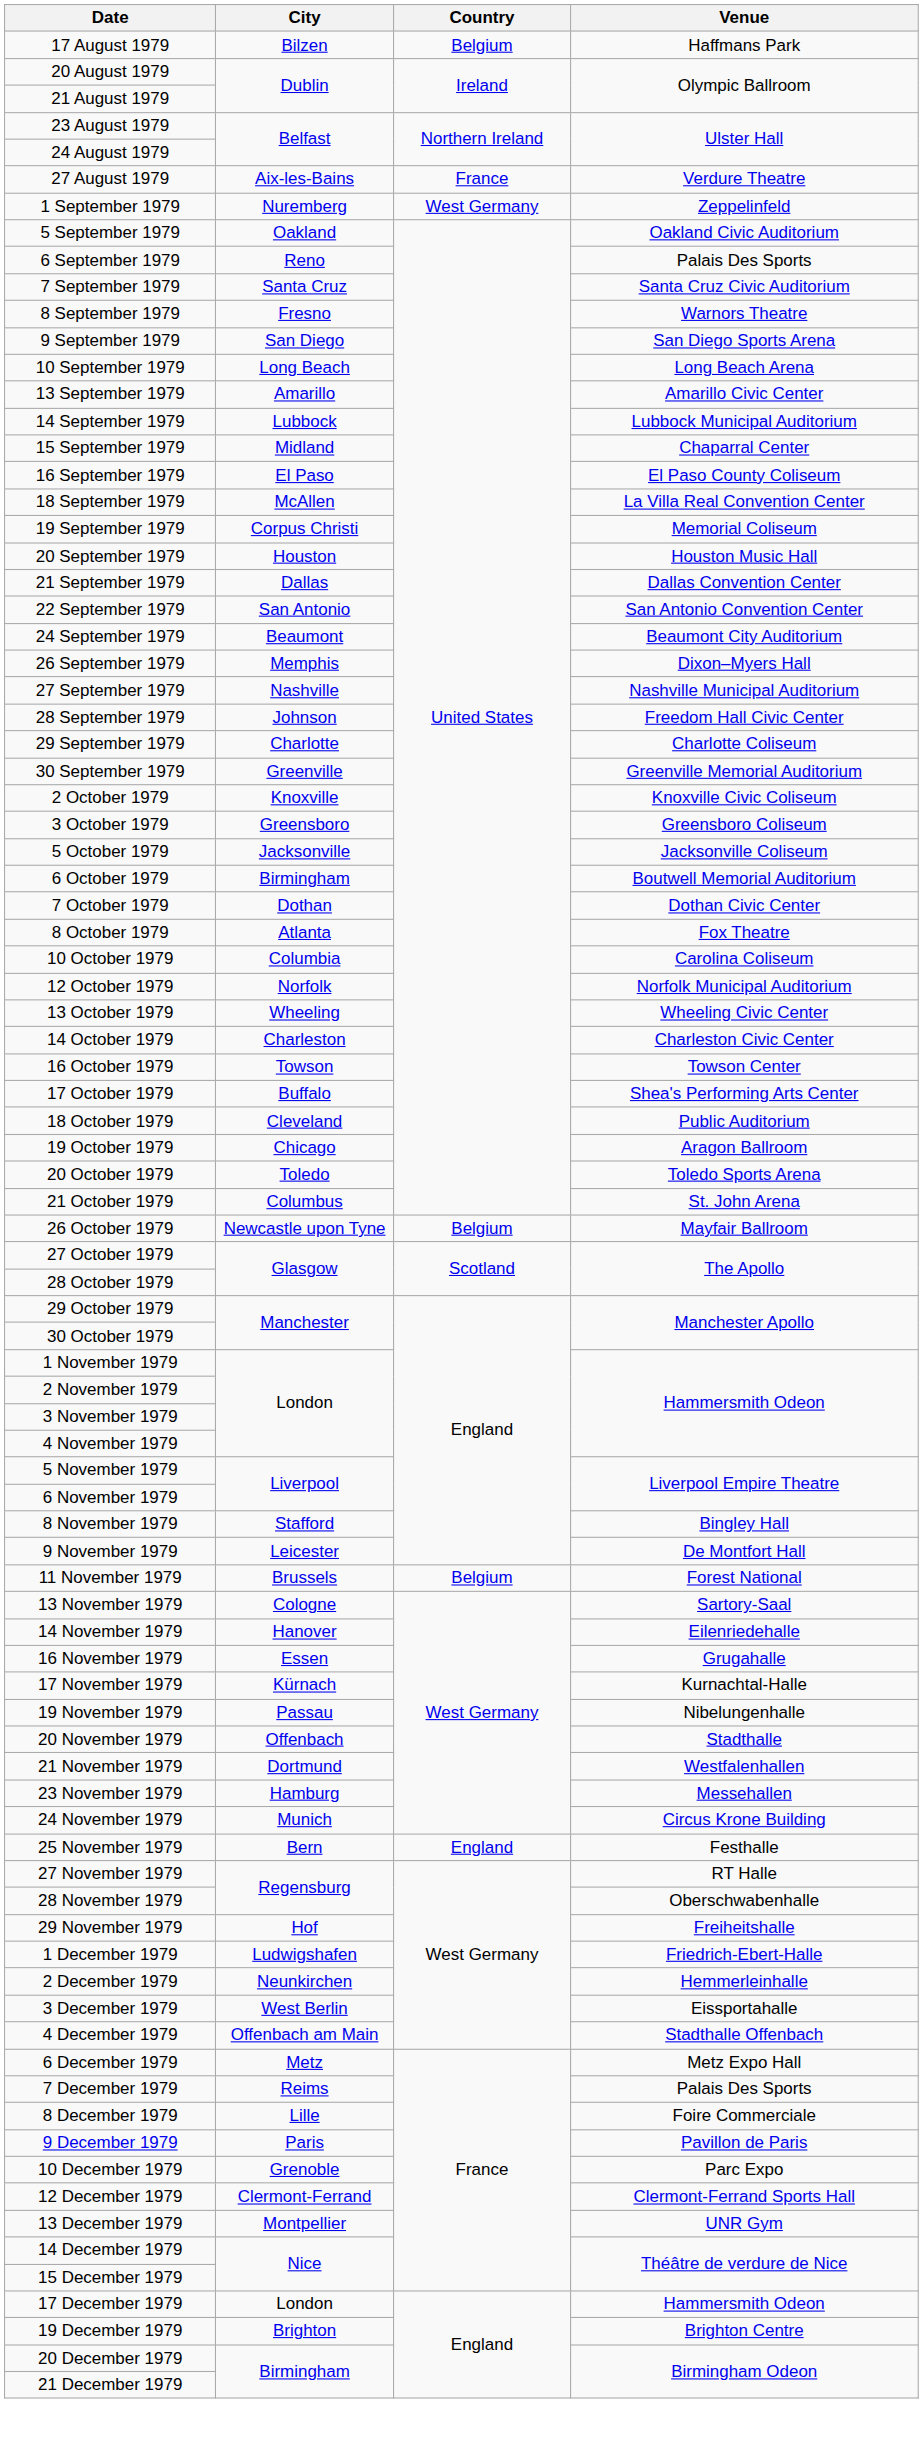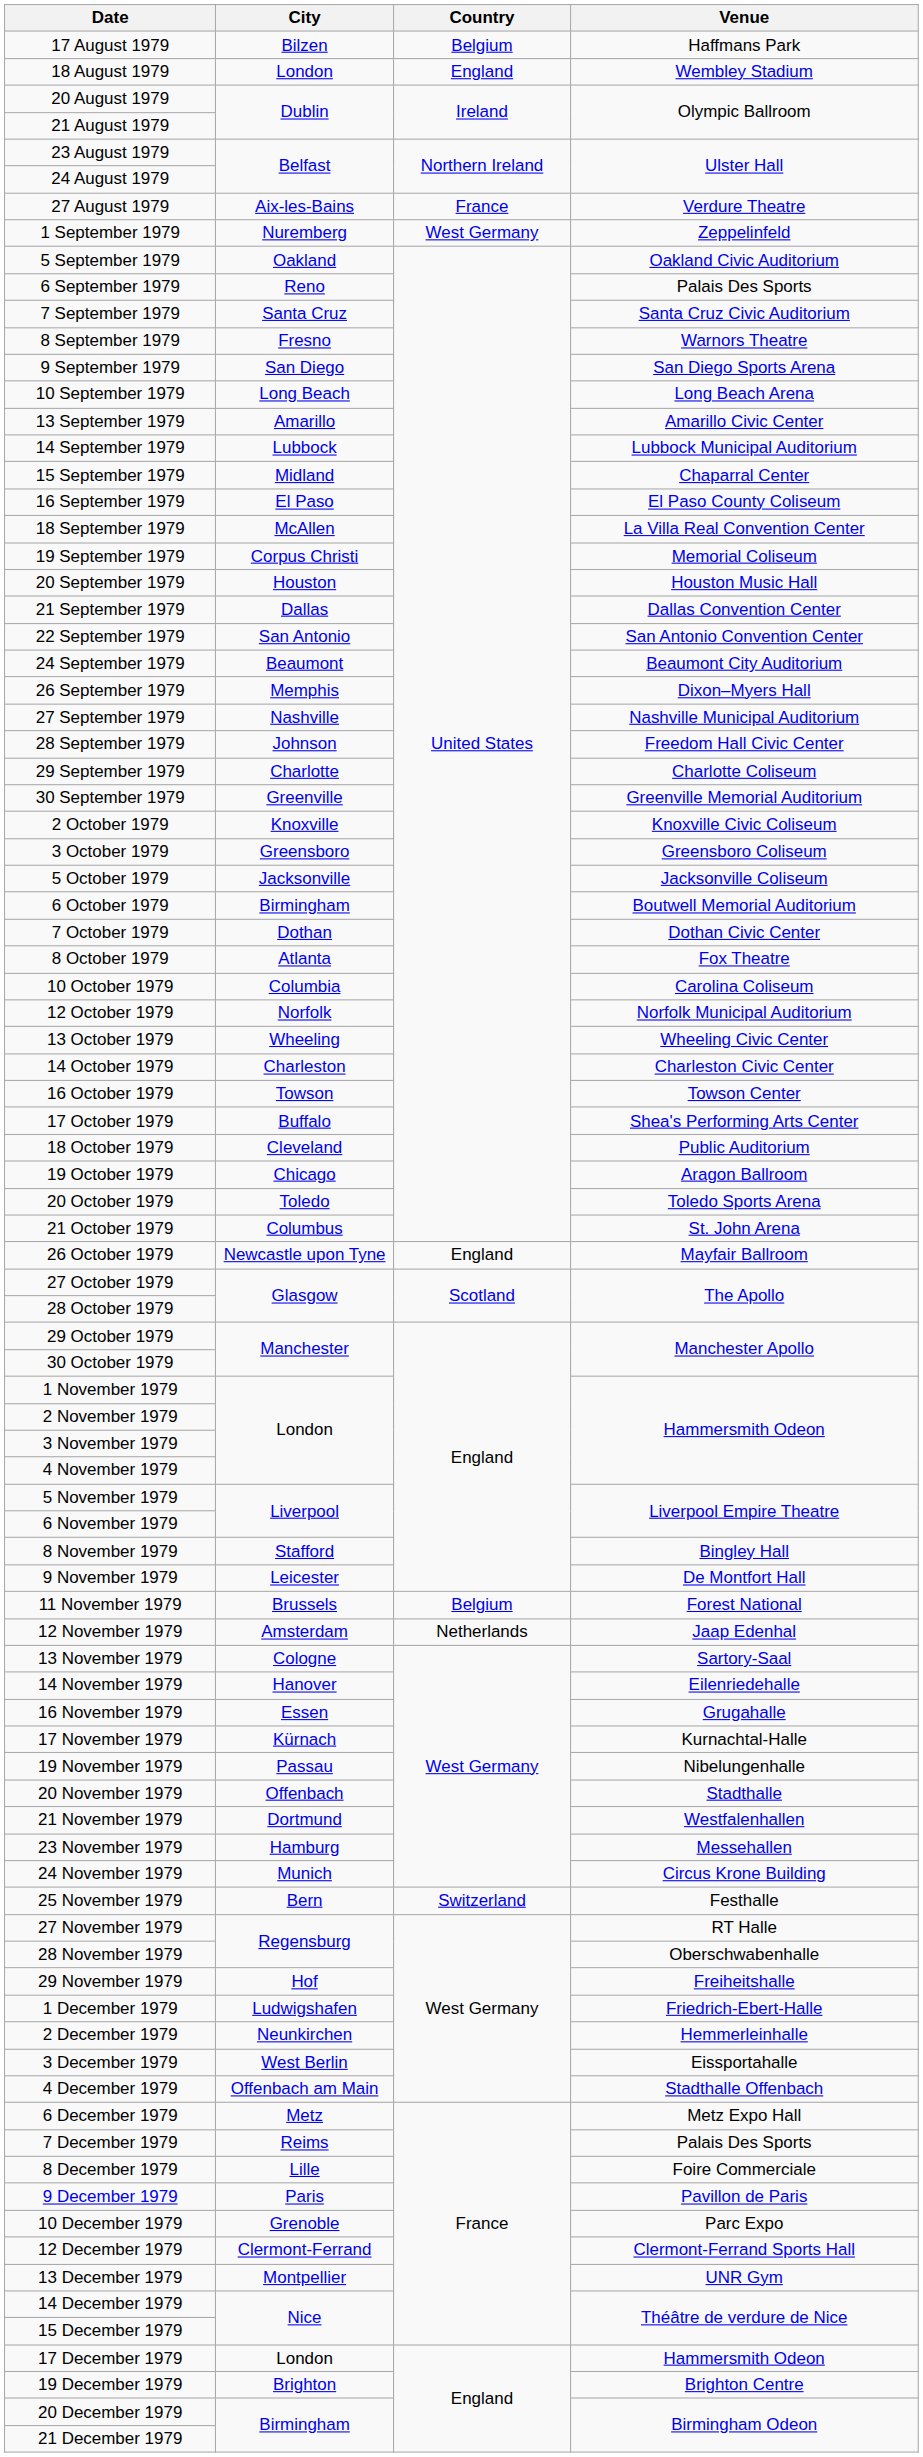+ row: (110, 71)
(482, 1228) Belgium -> (482, 1255) England
+ row: (110, 1631)
(482, 1846) England -> (482, 1900) Switzerland
